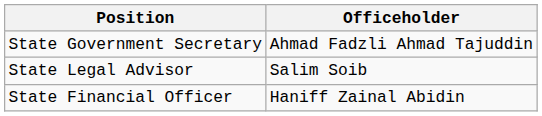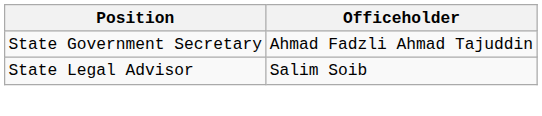- row: (121, 97)
